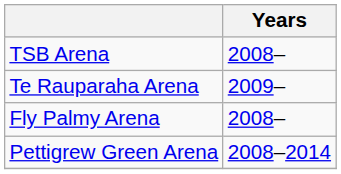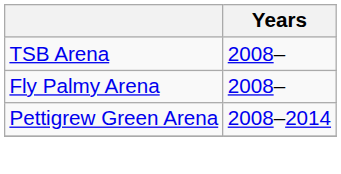- row: (104, 86)
